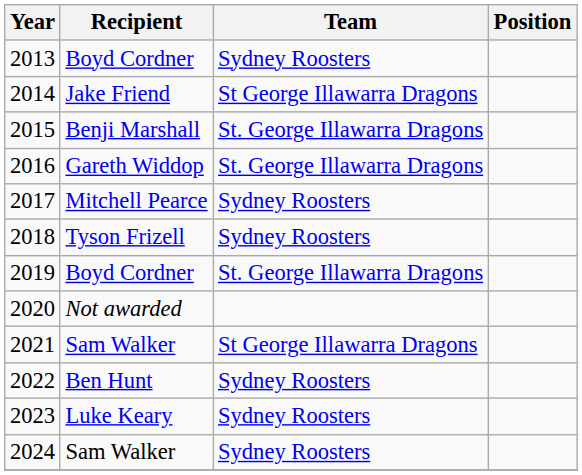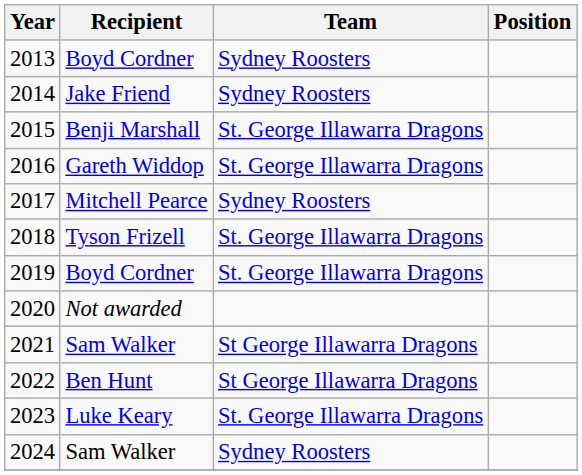(348, 93) St George Illawarra Dragons -> (294, 93) Sydney Roosters
(294, 237) Sydney Roosters -> (351, 237) St. George Illawarra Dragons
(294, 380) Sydney Roosters -> (348, 380) St George Illawarra Dragons
(294, 415) Sydney Roosters -> (351, 415) St. George Illawarra Dragons
